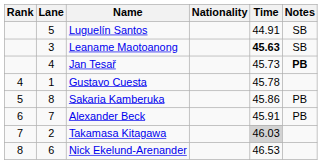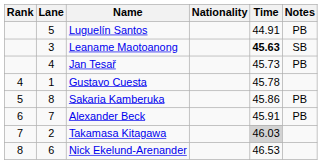(300, 30) SB -> (300, 30) PB
(300, 64) bold -> (300, 64) normal
